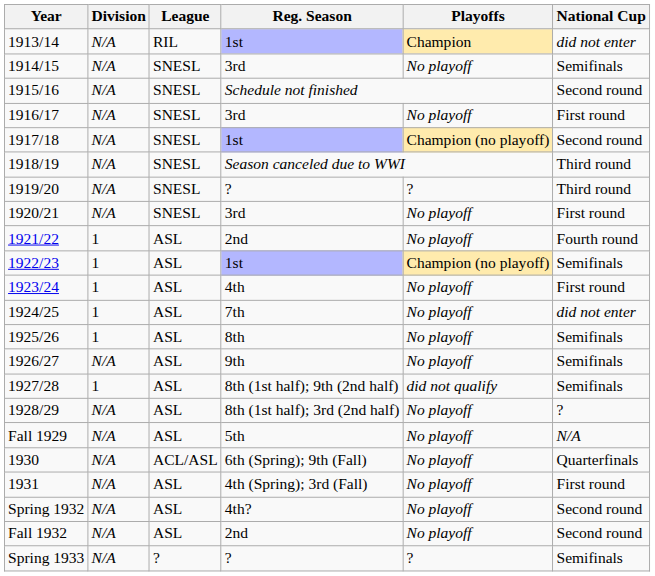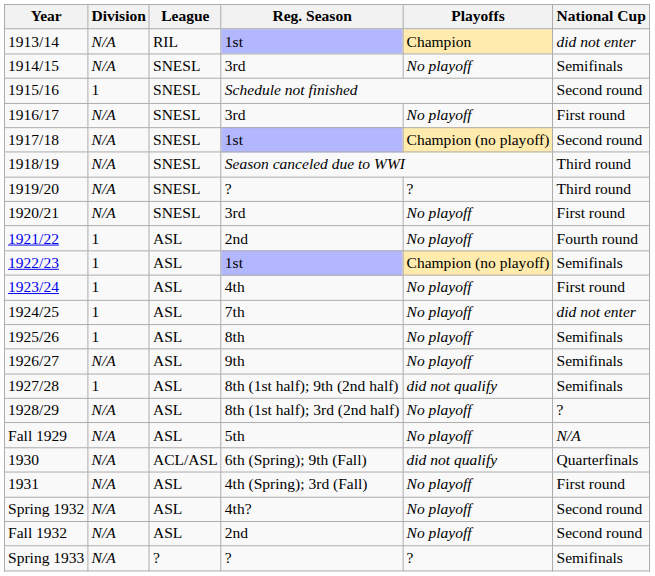(104, 90) N/A -> (95, 90) 1
(439, 459) No playoff -> (452, 459) did not qualify
